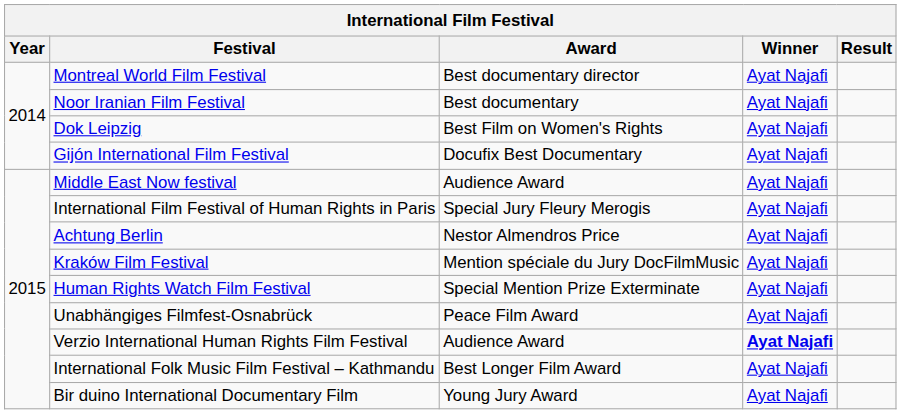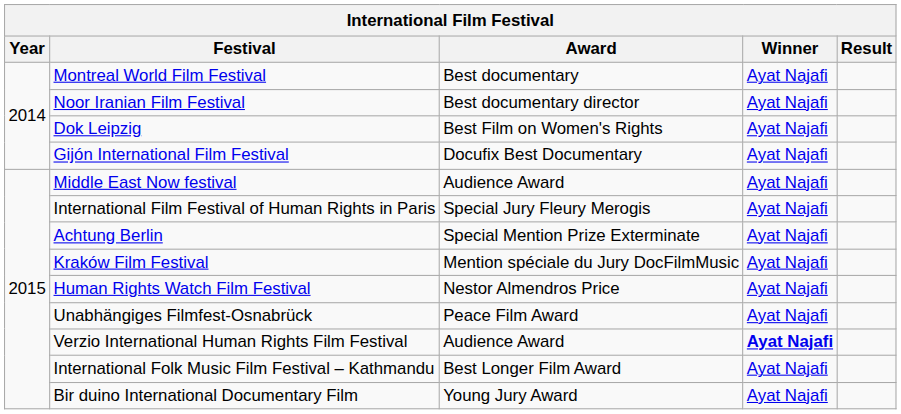(541, 75) Best documentary director -> (511, 75) Best documentary
(511, 102) Best documentary -> (541, 102) Best documentary director
(531, 235) Nestor Almendros Price -> (572, 235) Special Mention Prize Exterminate
(572, 288) Special Mention Prize Exterminate -> (531, 288) Nestor Almendros Price
